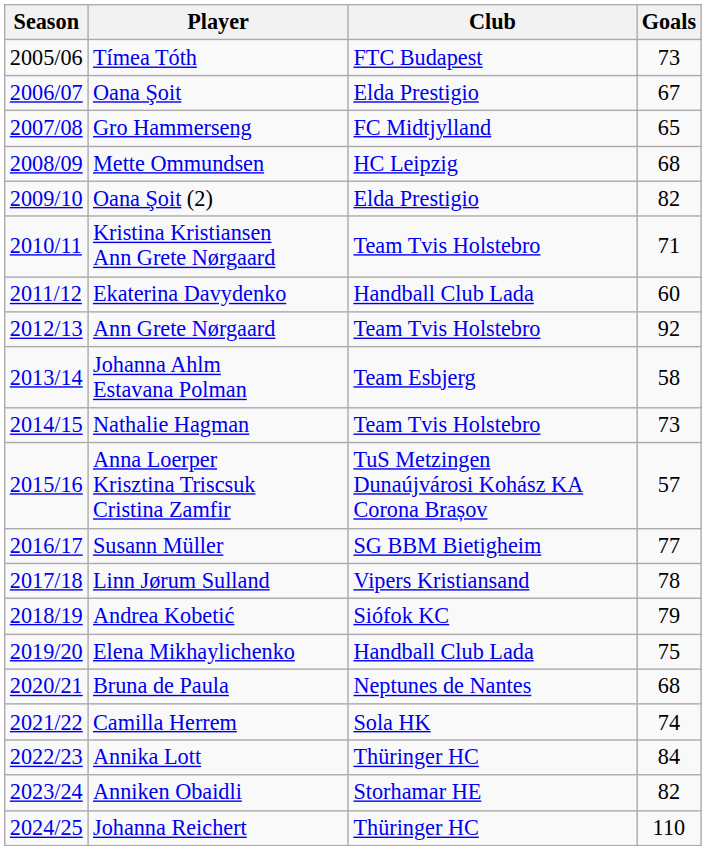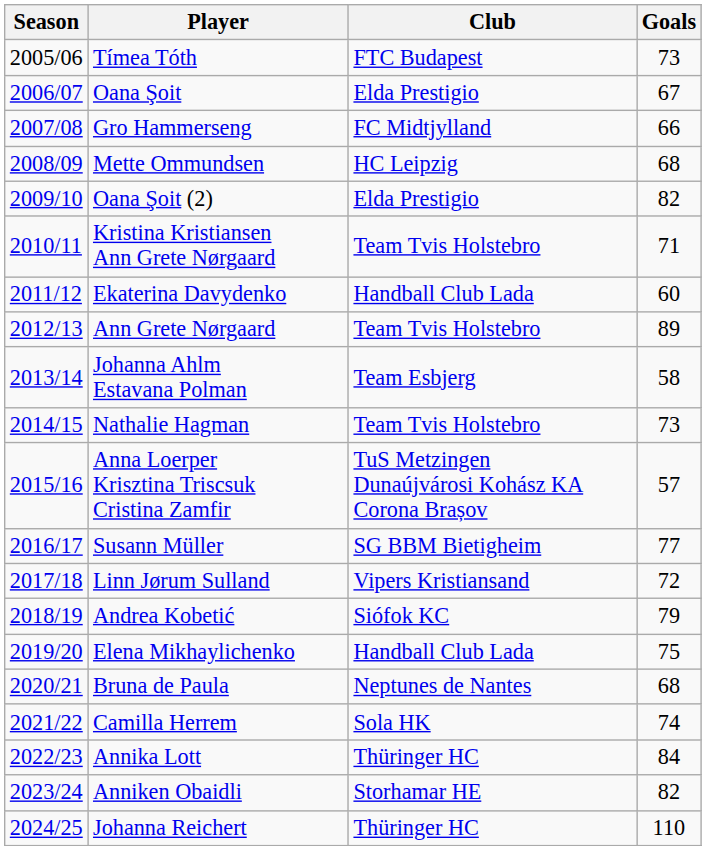(669, 127) 65 -> (669, 127) 66
(669, 329) 92 -> (669, 329) 89
(669, 580) 78 -> (669, 580) 72
